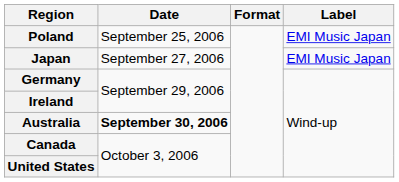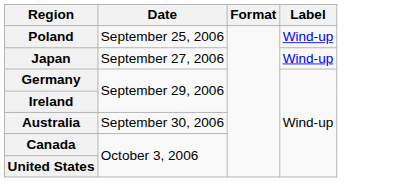(339, 36) EMI Music Japan -> (308, 36) Wind-up
(339, 58) EMI Music Japan -> (308, 58) Wind-up
(164, 123) bold -> (162, 123) normal
